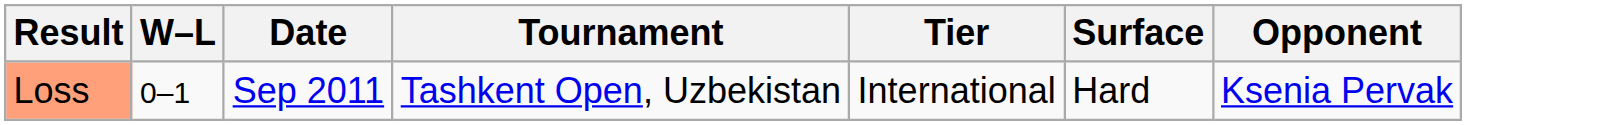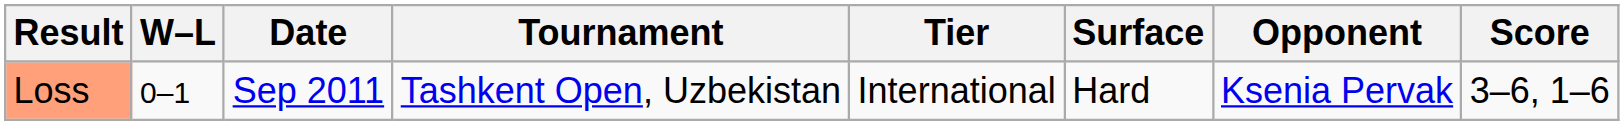+ column: (1540, 33)
